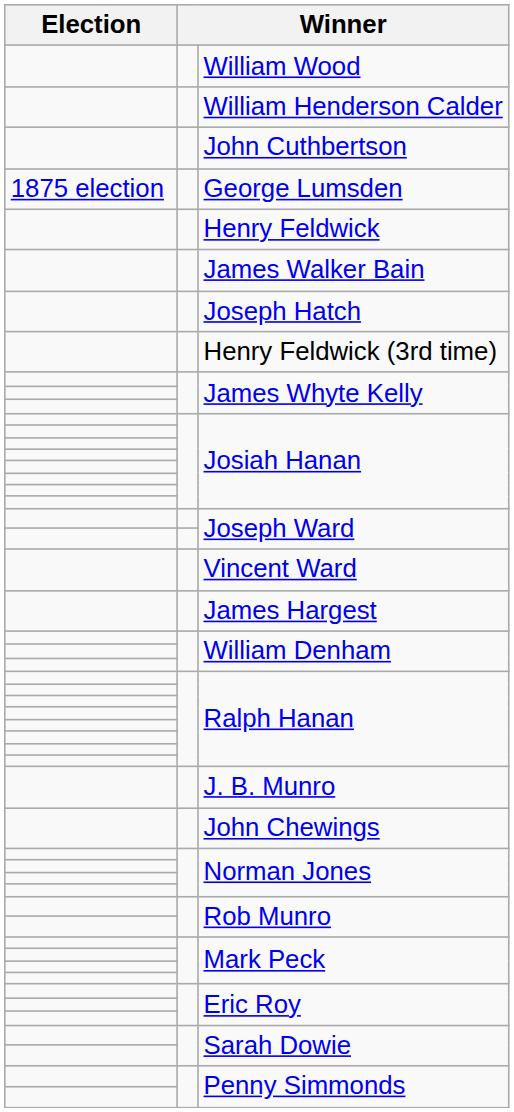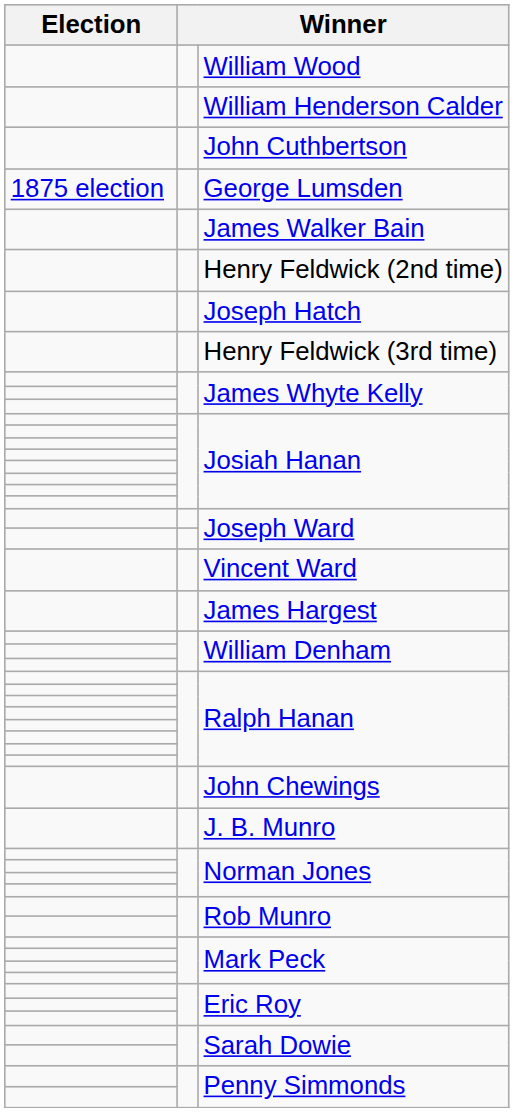- row: (91, 230)
+ row: (91, 270)
rows swapped: (91, 828) <-> (91, 787)
